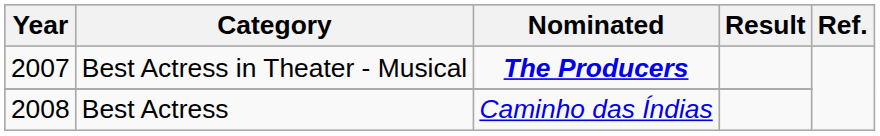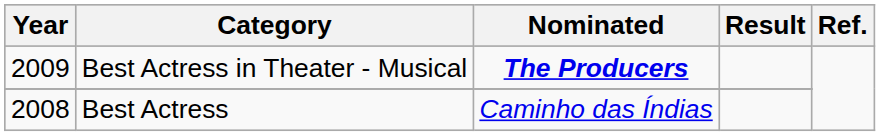(40, 67) 2007 -> (40, 67) 2009
